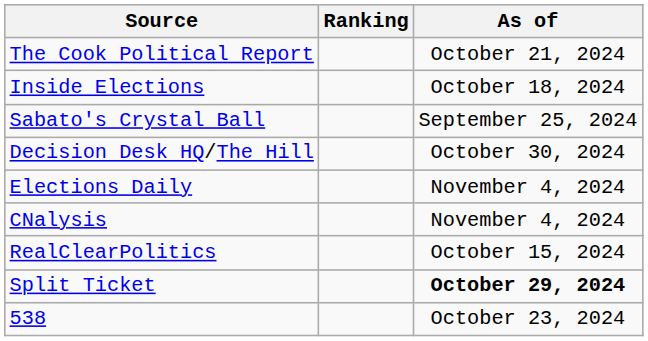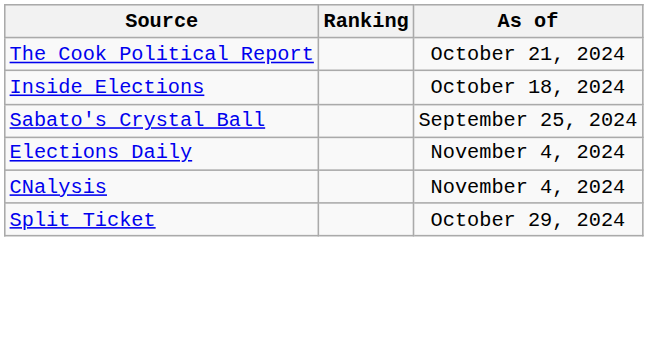- row: (162, 154)
- row: (113, 253)
(528, 286) bold -> (528, 220) normal
- row: (28, 319)
